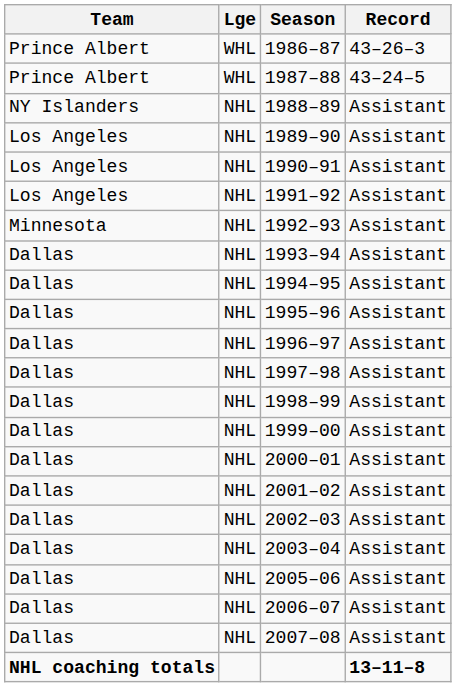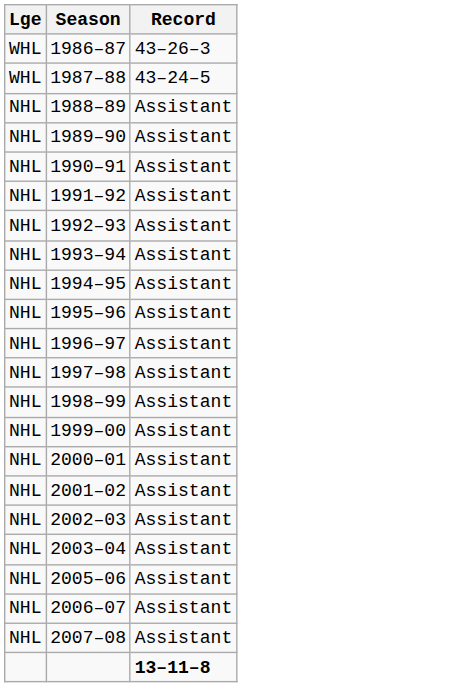- column: (112, 19)
